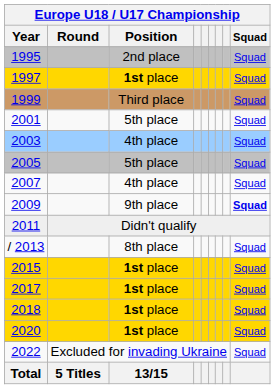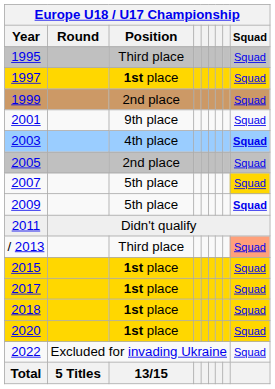(151, 57) 2nd place -> (151, 57) Third place
(151, 99) Third place -> (151, 99) 2nd place
(151, 120) 5th place -> (151, 120) 9th place
(250, 142) normal -> (250, 141) bold
(151, 162) 5th place -> (151, 162) 2nd place
(151, 183) 4th place -> (151, 183) 5th place
(250, 184) no background -> (250, 184) gold background
(151, 204) 9th place -> (151, 204) 5th place
(151, 246) 8th place -> (151, 246) Third place
(250, 247) no background -> (250, 247) lightsalmon background
